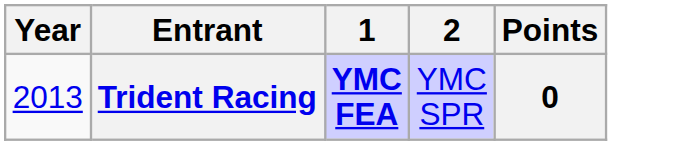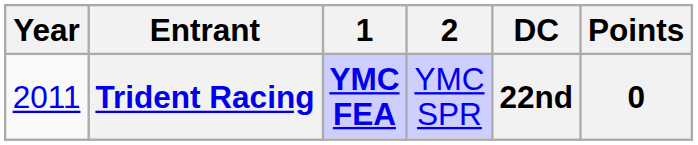+ column: (536, 30)
(48, 97) 2013 -> (47, 97) 2011
